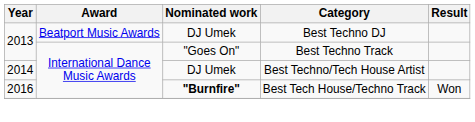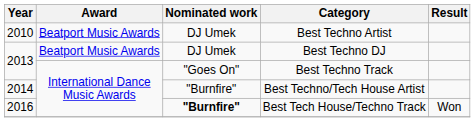+ row: (344, 32)
(211, 70) DJ Umek -> (211, 88) "Burnfire"
